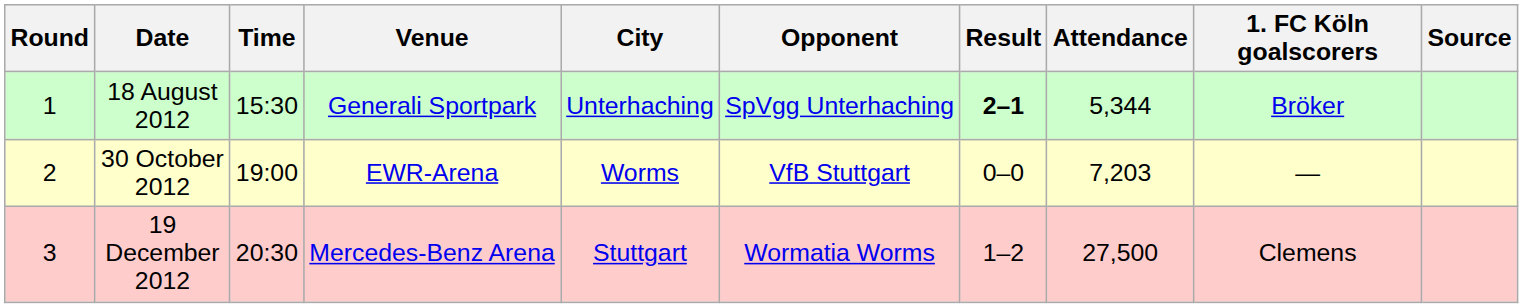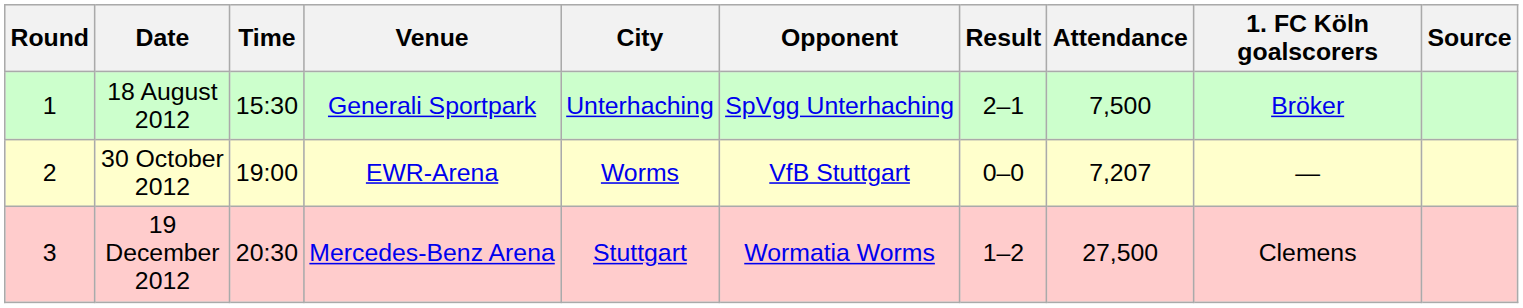(1003, 105) bold -> (1003, 105) normal
(1120, 105) 5,344 -> (1120, 105) 7,500
(1120, 172) 7,203 -> (1120, 172) 7,207
